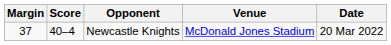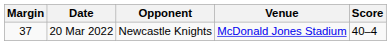columns swapped: (65, 13) <-> (352, 13)
